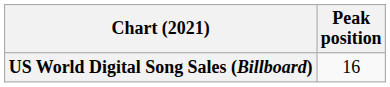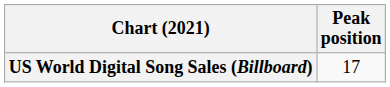(351, 67) 16 -> (351, 67) 17
